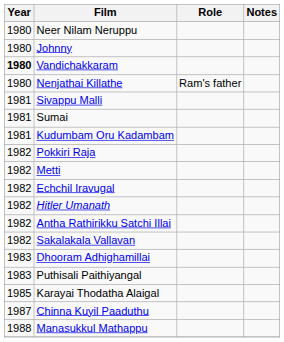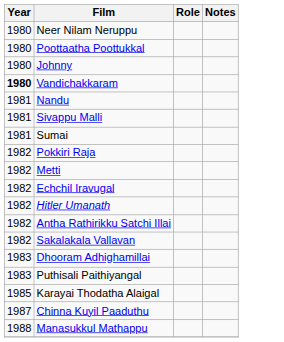+ row: (91, 48)
- row: (80, 83)
+ row: (53, 100)
- row: (105, 135)
